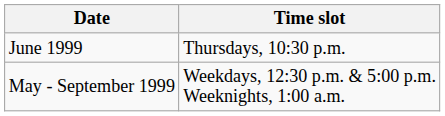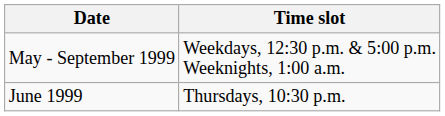rows swapped: (92, 86) <-> (46, 47)
